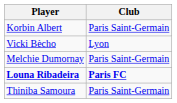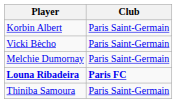(99, 43) Lyon -> (129, 43) Paris Saint-Germain
